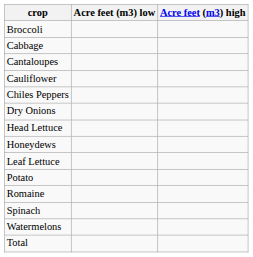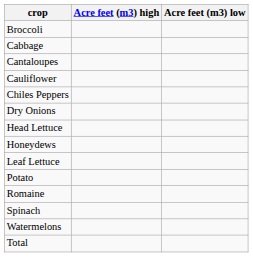columns swapped: (203, 12) <-> (114, 12)
